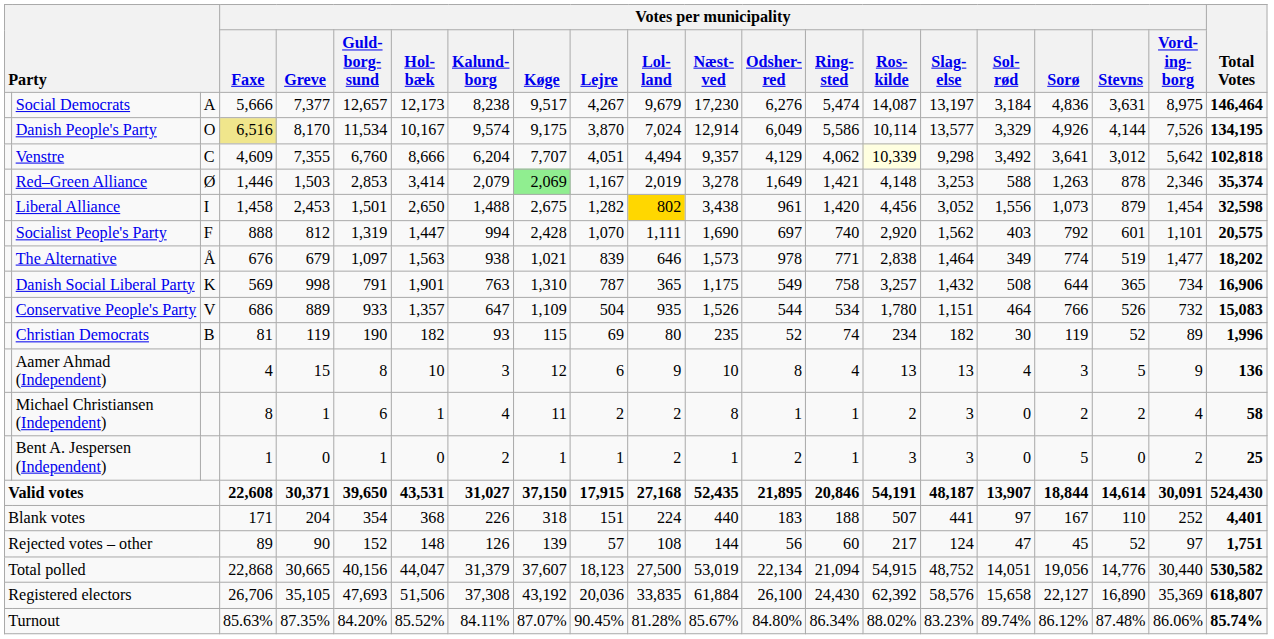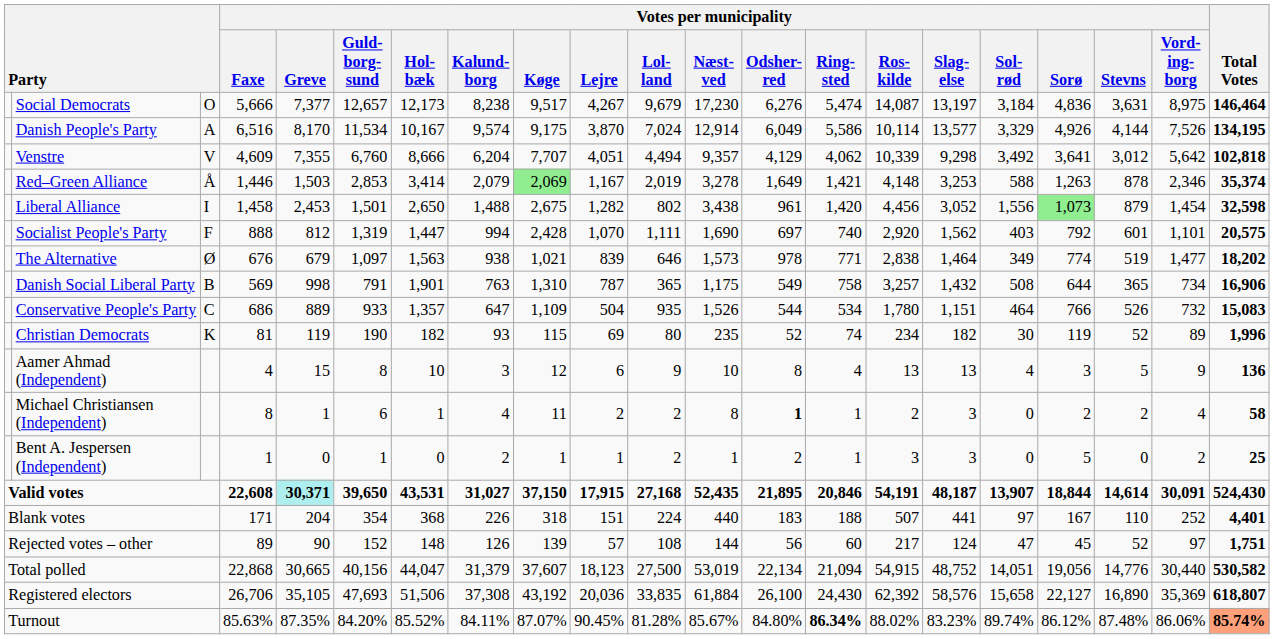(210, 104) A -> (210, 104) O
(210, 130) O -> (210, 130) A
(255, 130) khaki background -> (255, 130) no background
(209, 156) C -> (210, 156) V
(894, 156) lightyellow background -> (897, 156) no background
(210, 181) Ø -> (210, 181) Å
(669, 207) gold background -> (669, 207) no background
(1070, 207) no background -> (1073, 207) lightgreen background
(210, 258) Å -> (210, 258) Ø
(210, 284) K -> (209, 284) B
(210, 309) V -> (209, 309) C
(209, 335) B -> (210, 335) K
(798, 414) normal -> (798, 414) bold
(308, 492) no background -> (308, 492) paleturquoise background
(834, 620) normal -> (836, 620) bold
(1237, 620) no background -> (1239, 620) lightsalmon background
